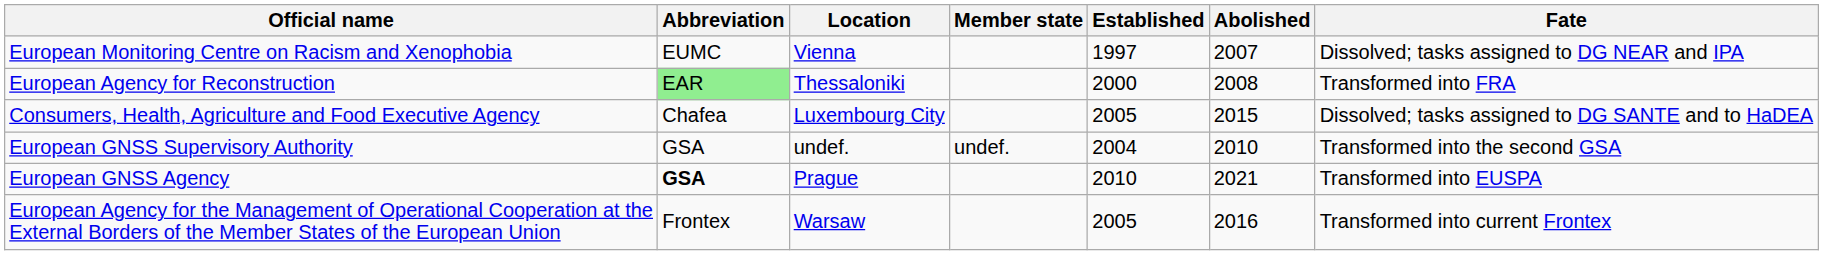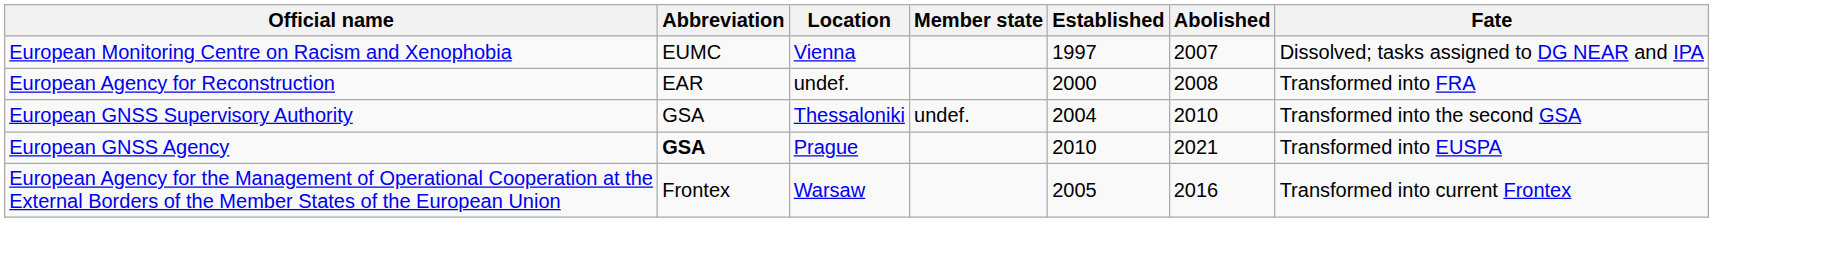(683, 83) lightgreen background -> (683, 83) no background
(849, 83) Thessaloniki -> (821, 83) undef.
- row: (274, 115)
(821, 147) undef. -> (849, 115) Thessaloniki
